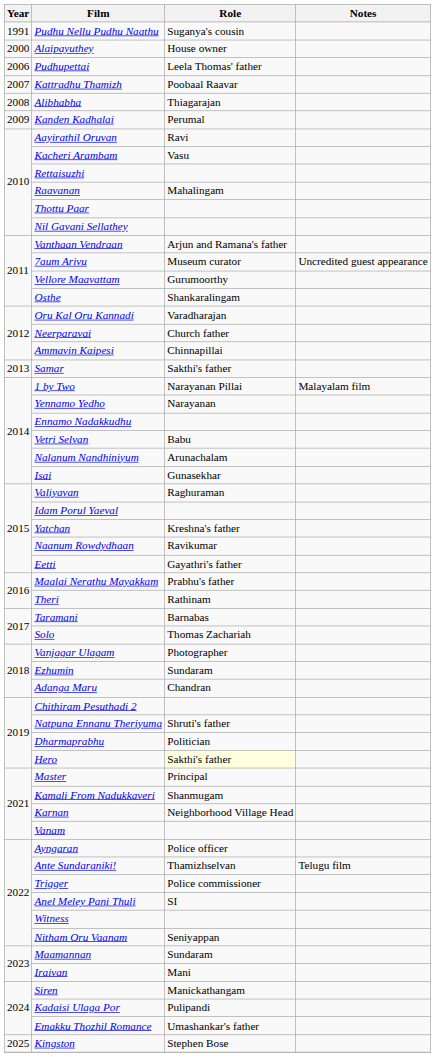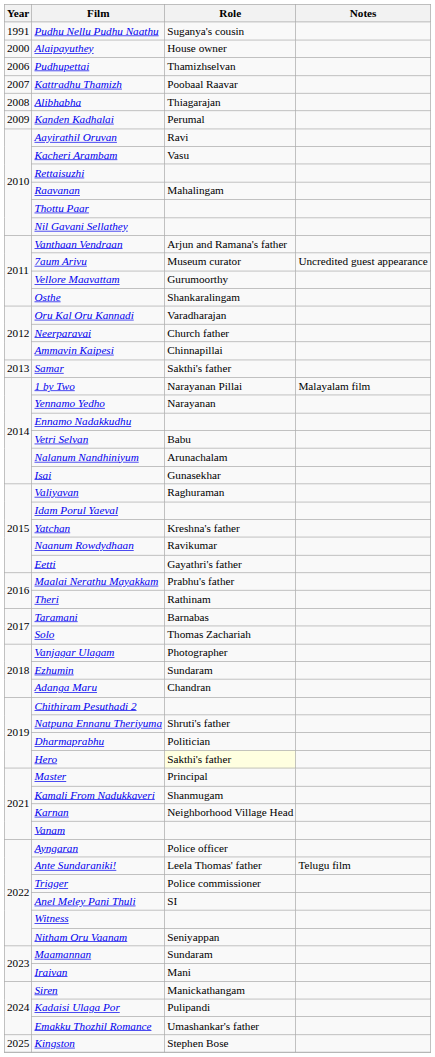(214, 66) Leela Thomas' father -> (201, 66) Thamizhselvan
(201, 865) Thamizhselvan -> (214, 865) Leela Thomas' father
